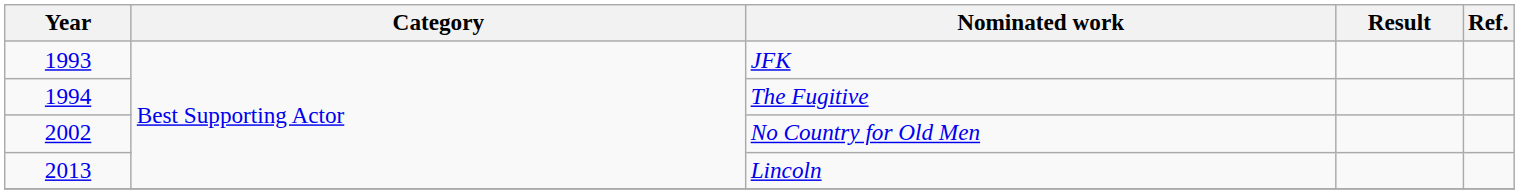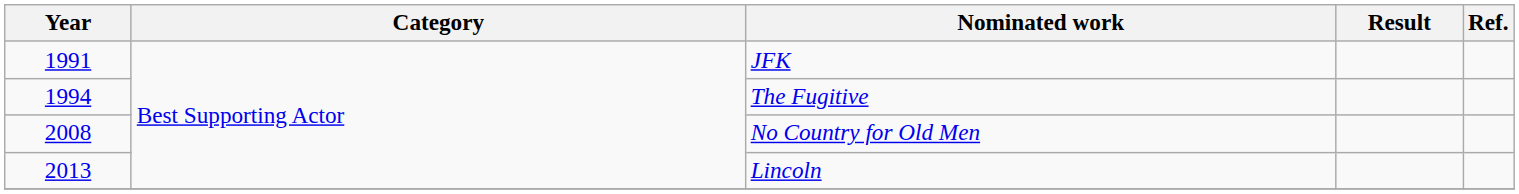(68, 59) 1993 -> (68, 59) 1991
(68, 133) 2002 -> (68, 133) 2008
